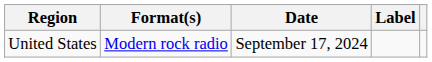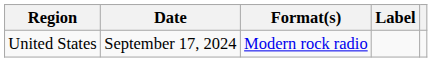columns swapped: (302, 17) <-> (166, 17)
